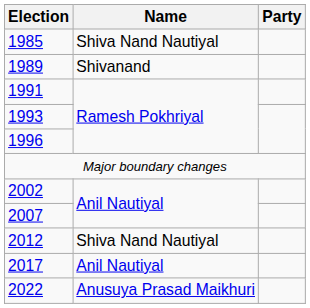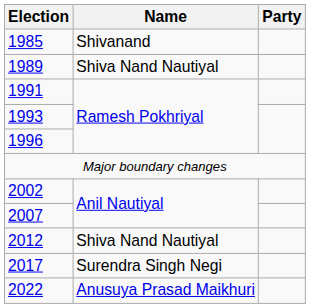(147, 41) Shiva Nand Nautiyal -> (113, 41) Shivanand
(113, 66) Shivanand -> (147, 66) Shiva Nand Nautiyal
(120, 265) Anil Nautiyal -> (149, 265) Surendra Singh Negi
